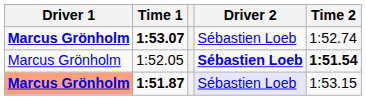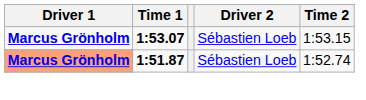(333, 38) 1:52.74 -> (327, 38) 1:53.15
- row: (160, 60)
(247, 83) lavender background -> (247, 60) no background
(333, 83) 1:53.15 -> (327, 60) 1:52.74
